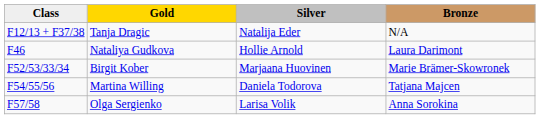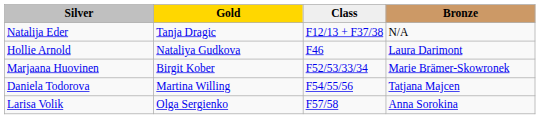columns swapped: (46, 13) <-> (311, 13)
